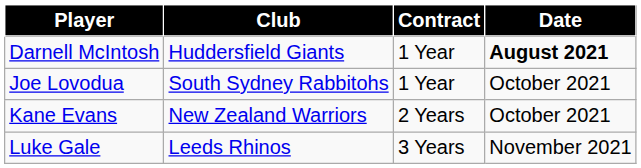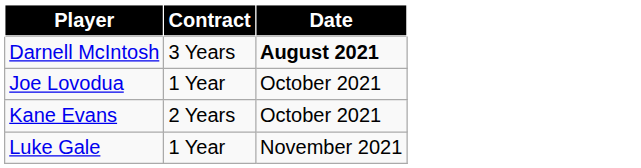- column: (279, 20)
(426, 52) 1 Year -> (202, 52) 3 Years
(431, 147) 3 Years -> (197, 147) 1 Year
